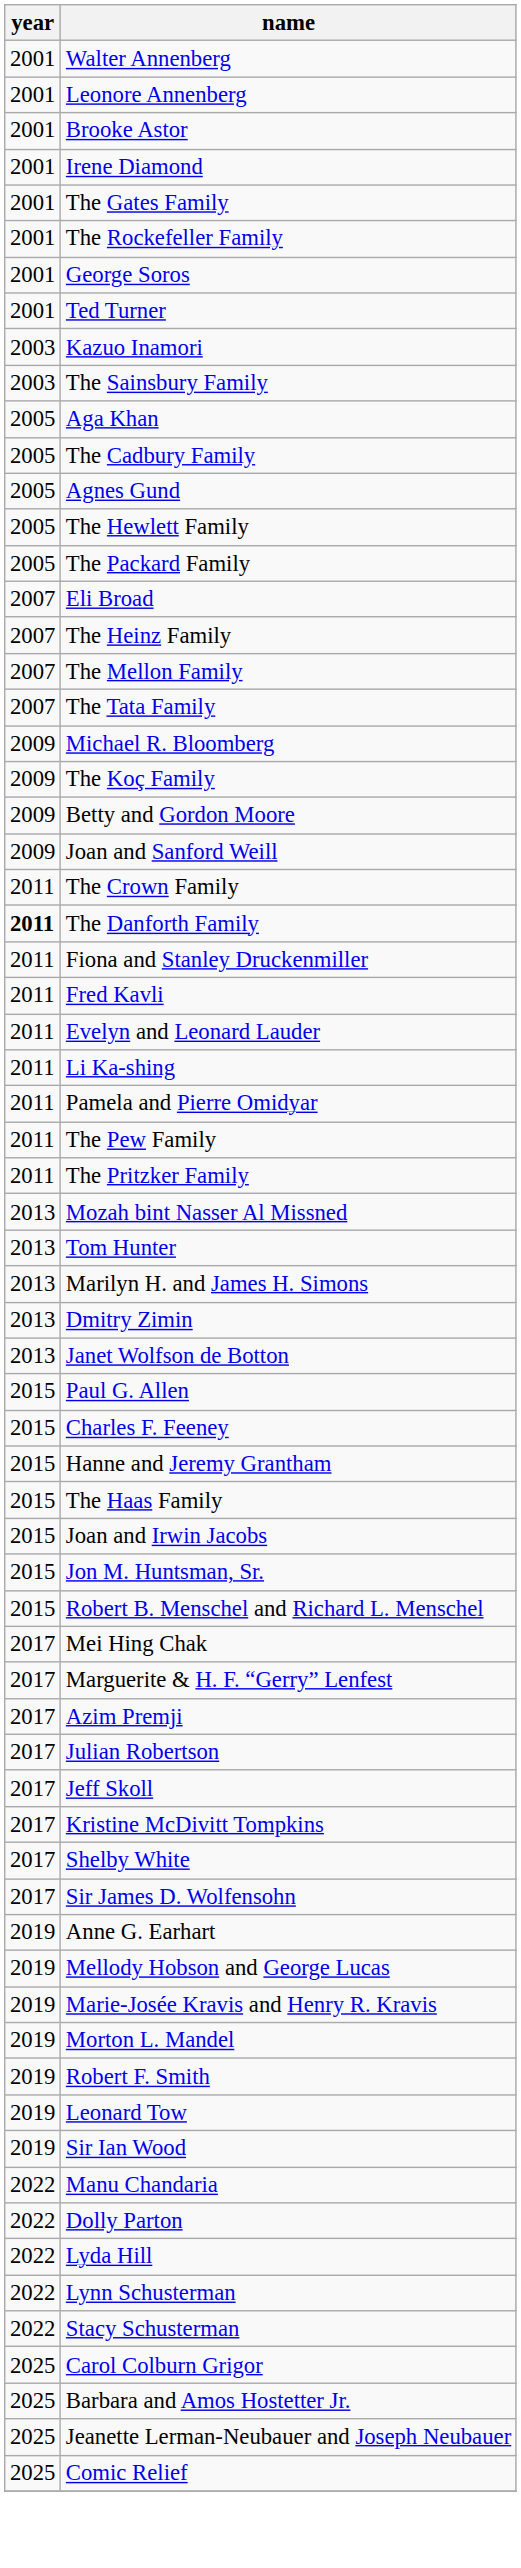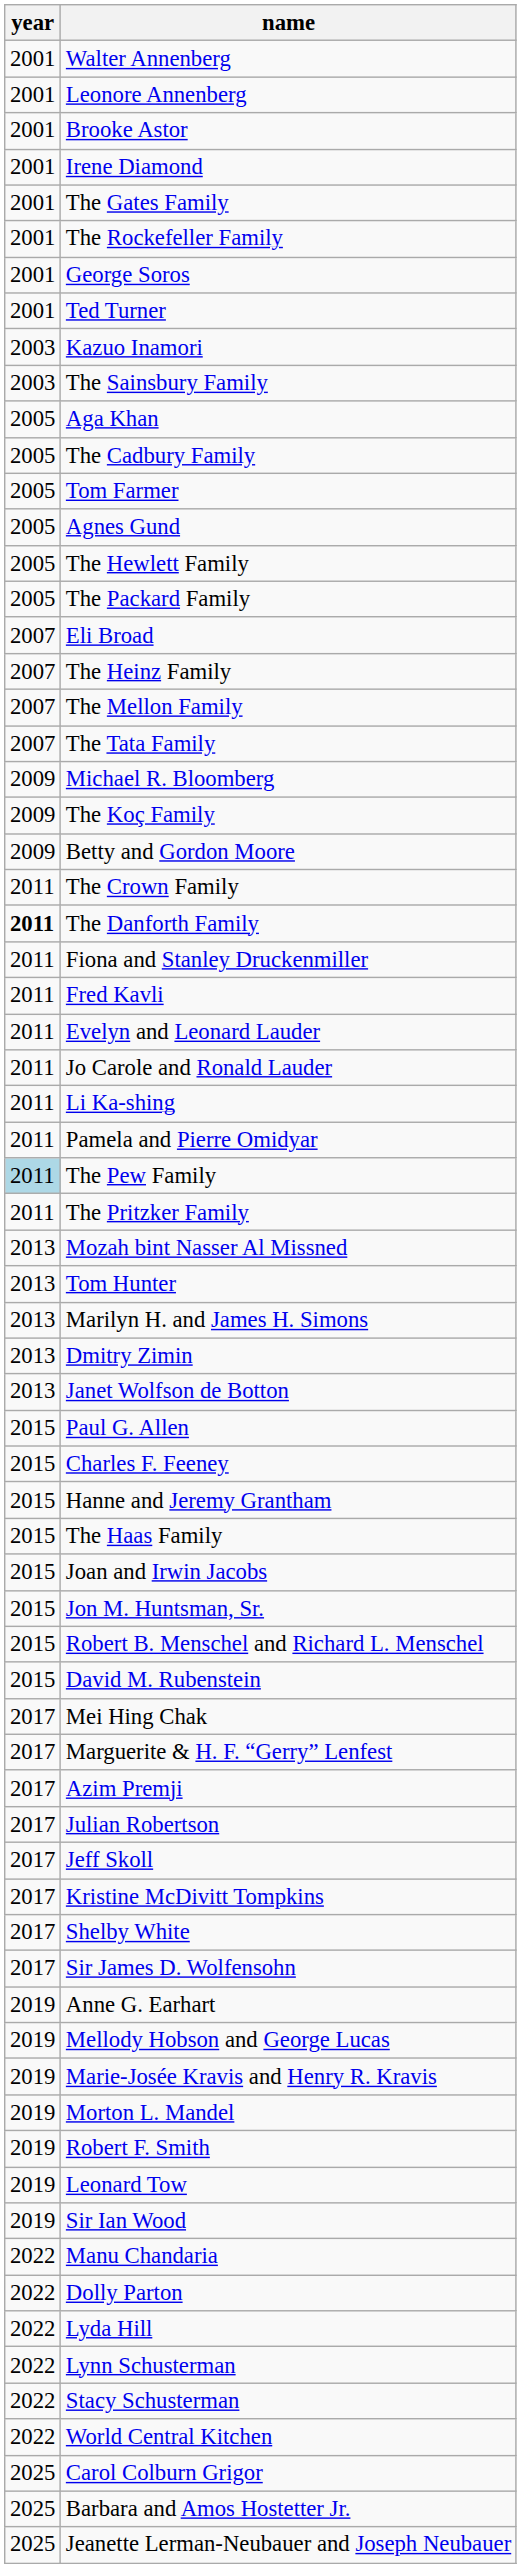+ row: (122, 490)
- row: (172, 851)
+ row: (199, 1067)
(32, 1139) no background -> (32, 1175) lightblue background
+ row: (163, 1680)
+ row: (169, 2436)
- row: (127, 2472)
